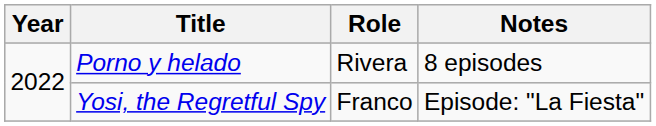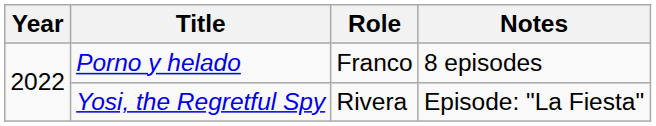(372, 62) Rivera -> (375, 62) Franco
(375, 101) Franco -> (372, 101) Rivera
